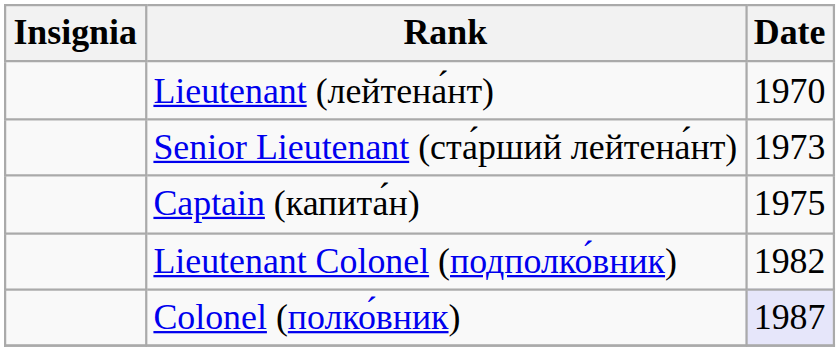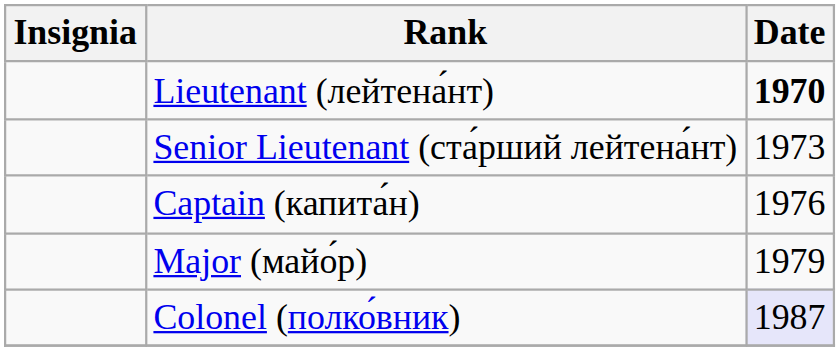(790, 89) normal -> (790, 89) bold
(790, 203) 1975 -> (790, 203) 1976
+ row: (260, 260)
- row: (415, 260)
